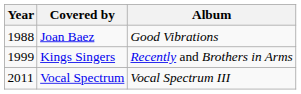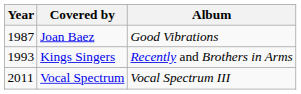(21, 36) 1988 -> (21, 36) 1987
(21, 57) 1999 -> (21, 57) 1993
